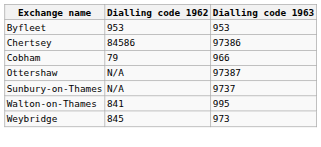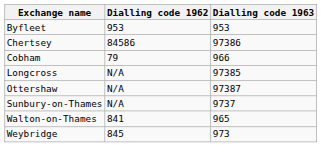+ row: (32, 73)
(221, 104) 995 -> (221, 119) 965
